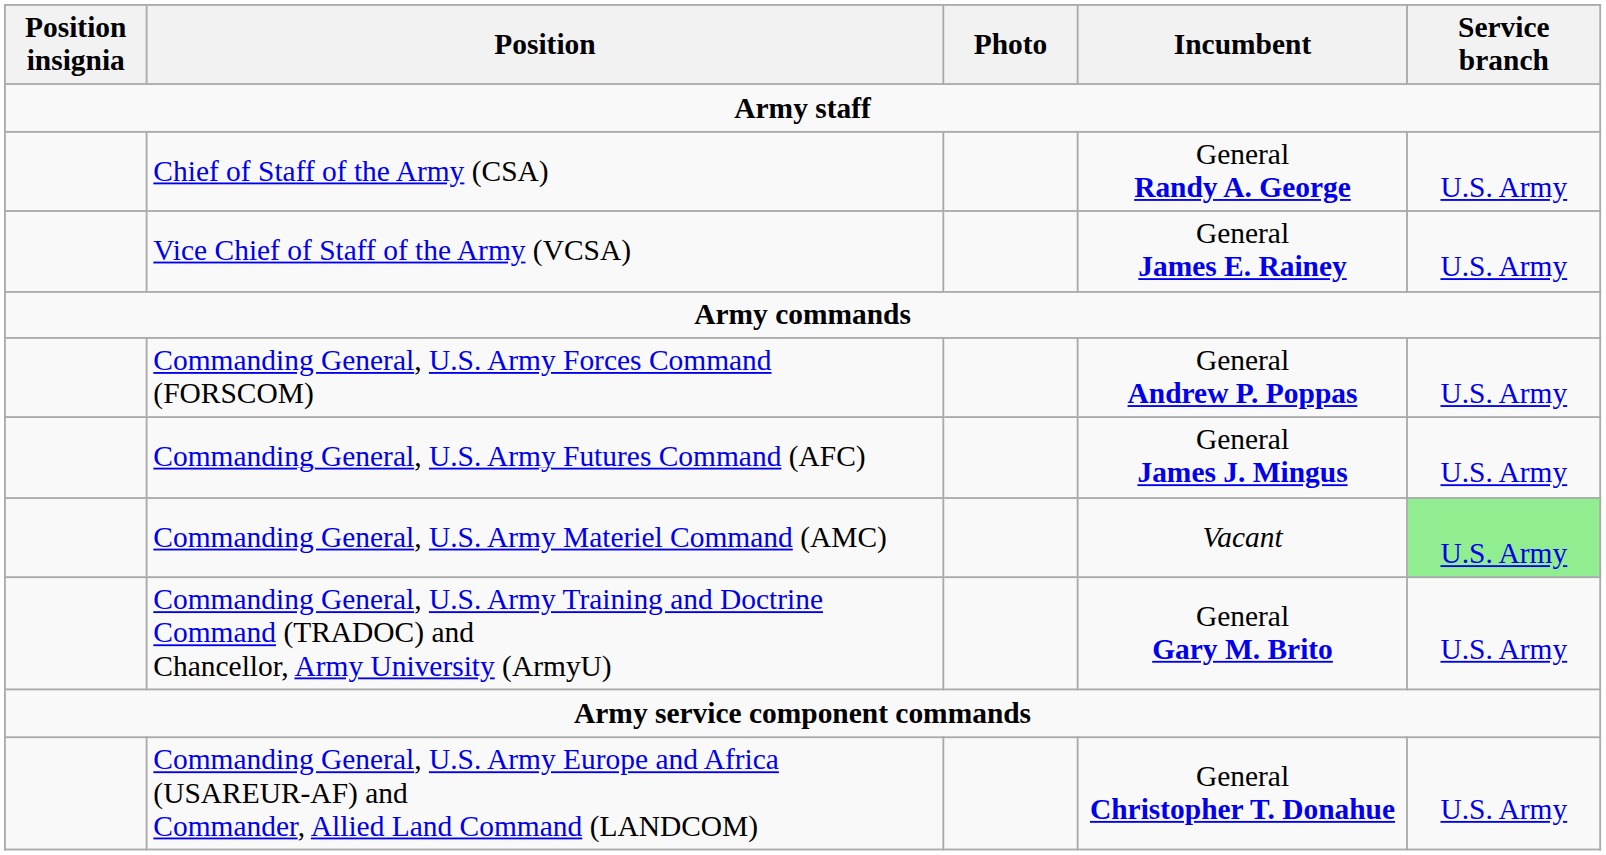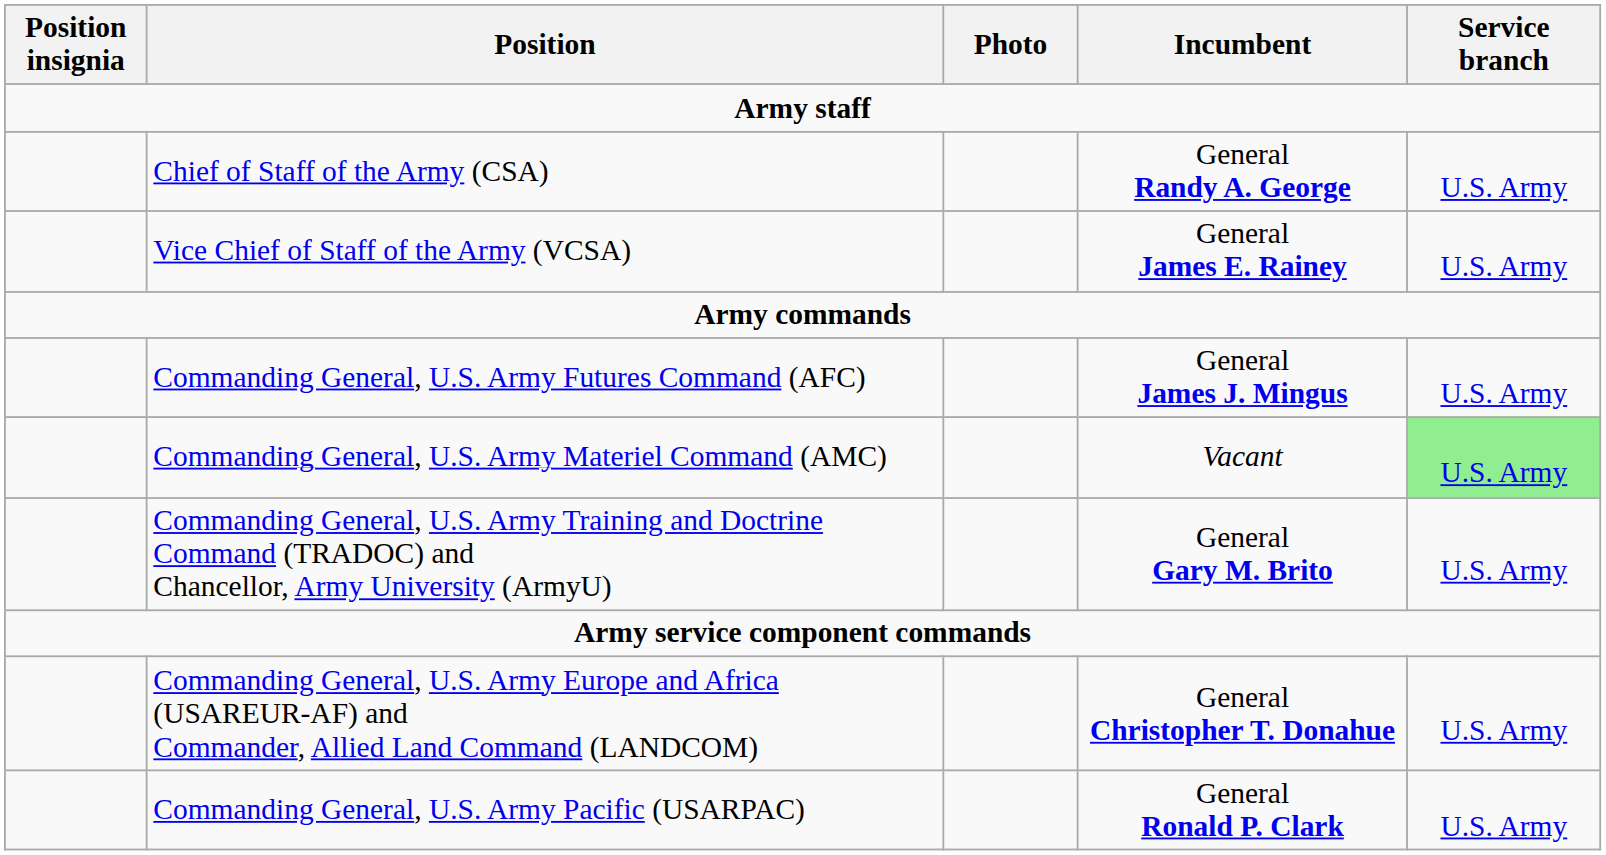- row: (462, 377)
+ row: (479, 809)
